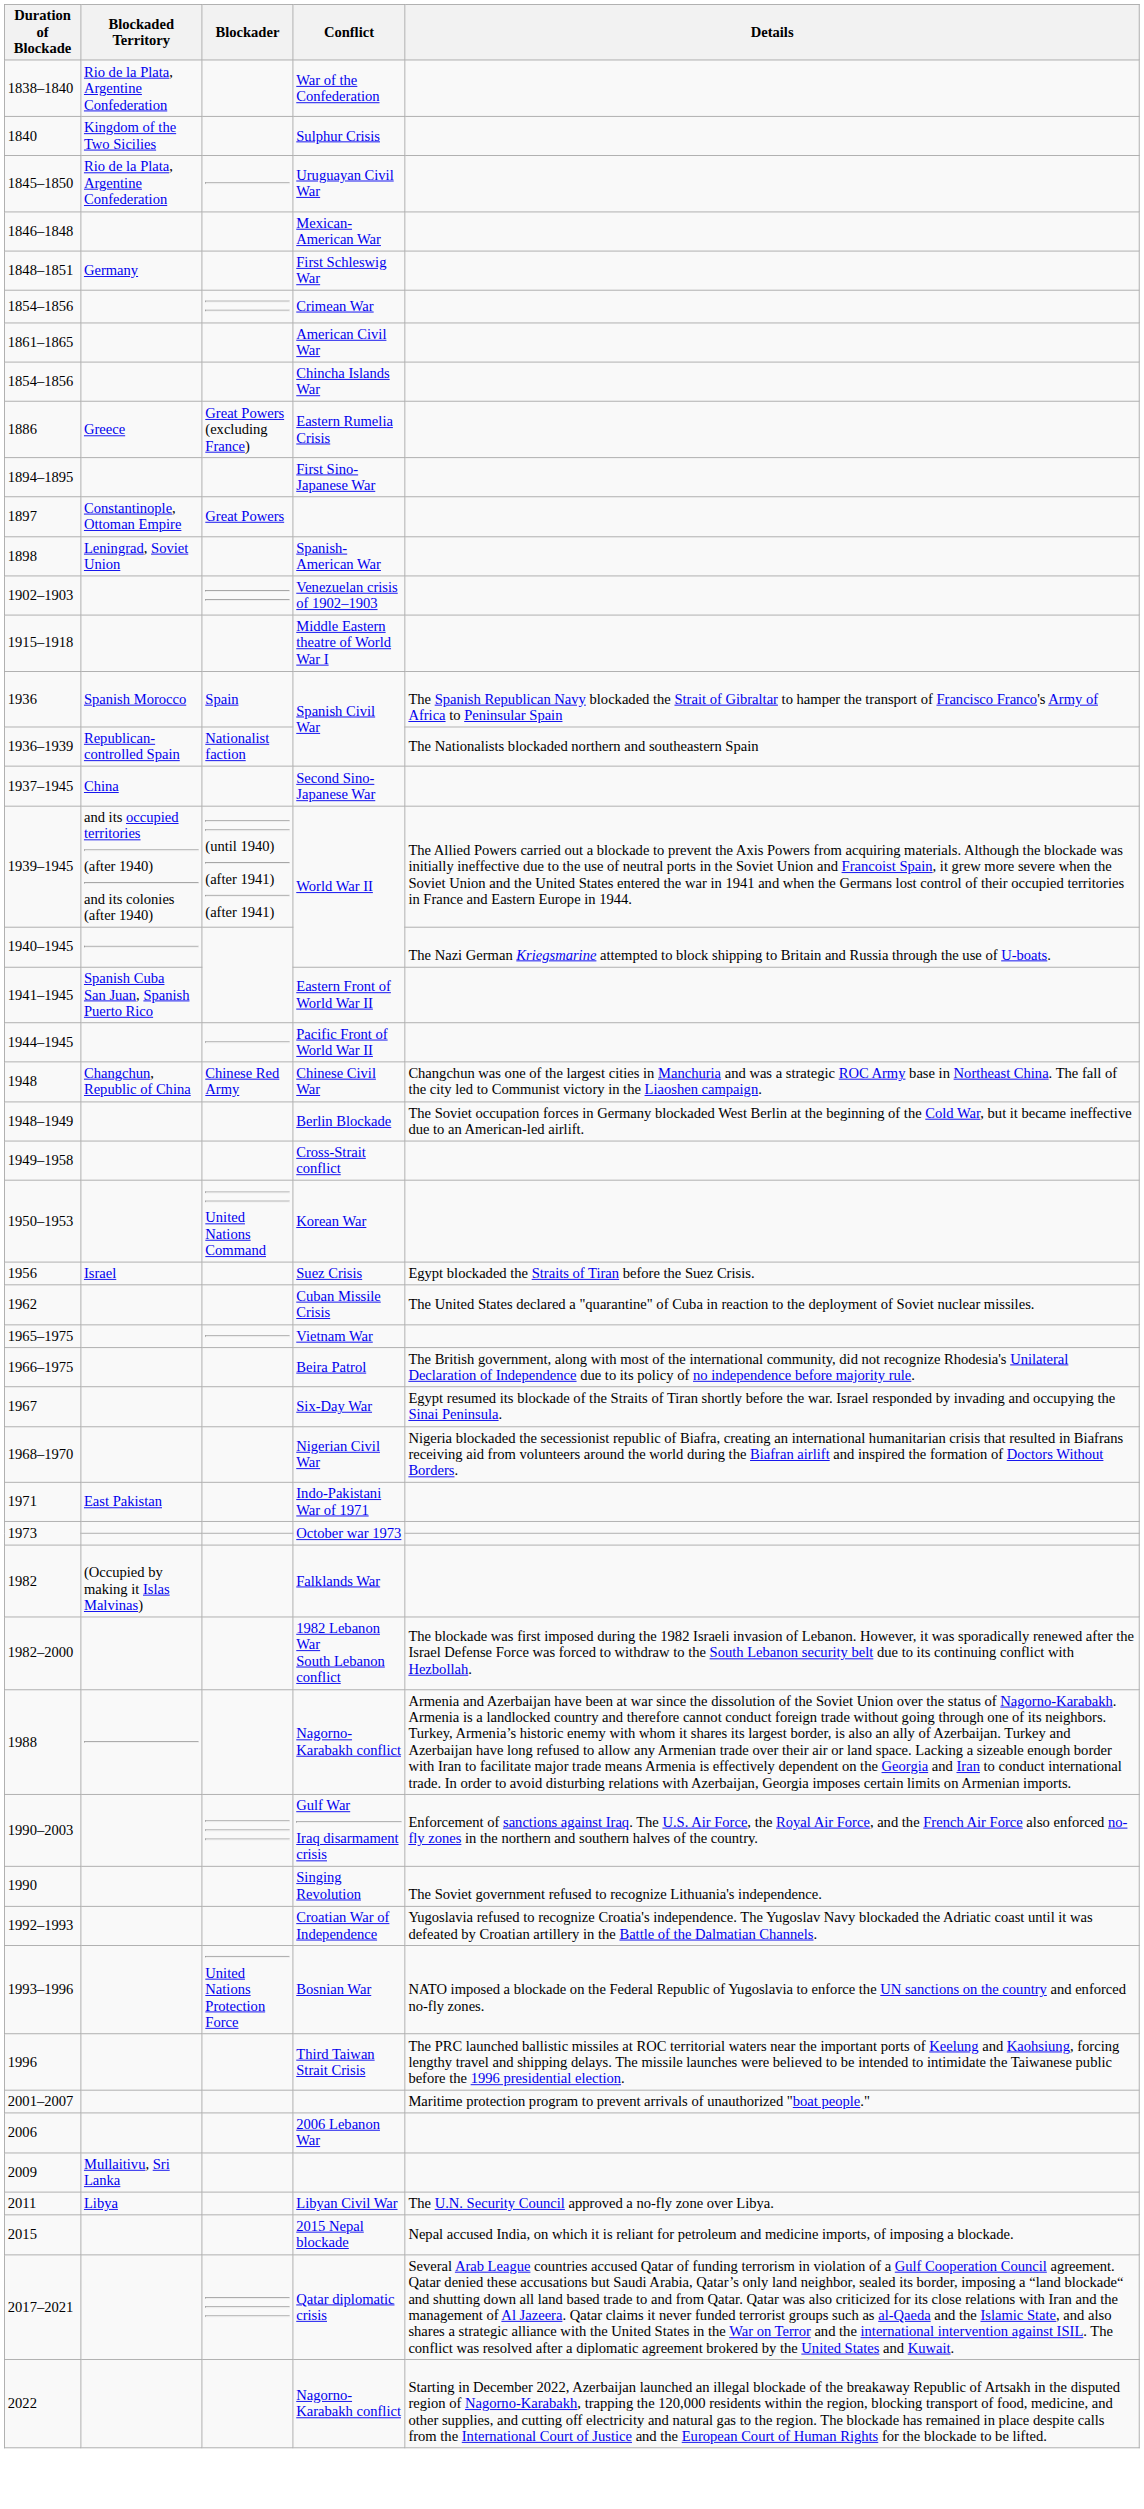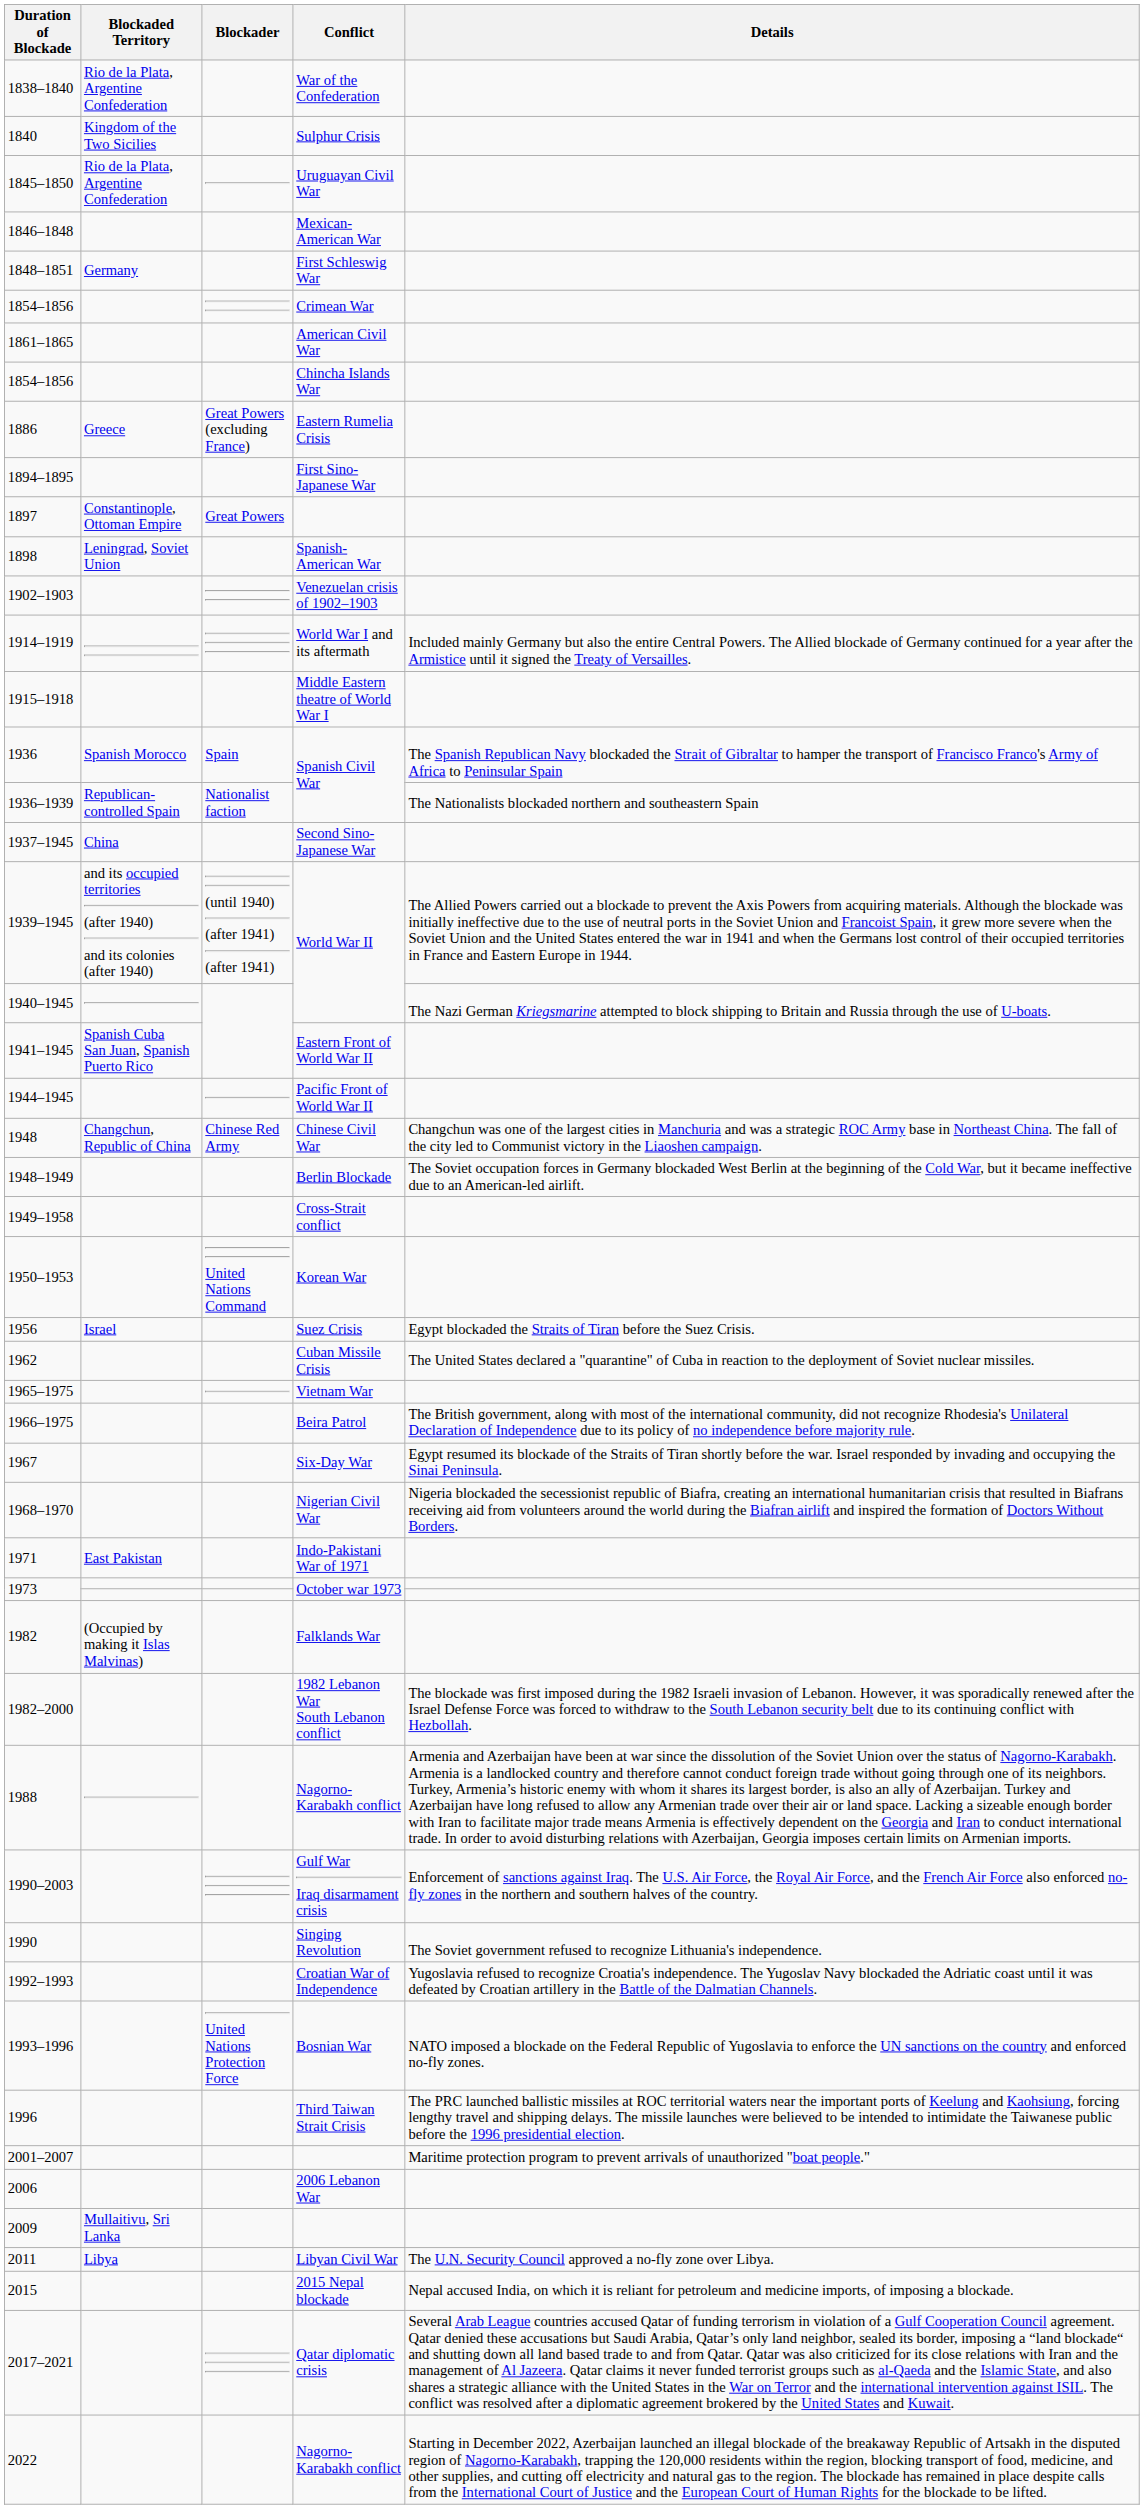+ row: (41, 643)
